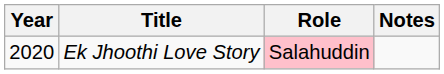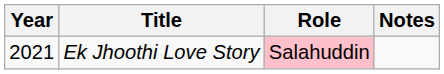(32, 52) 2020 -> (32, 52) 2021
